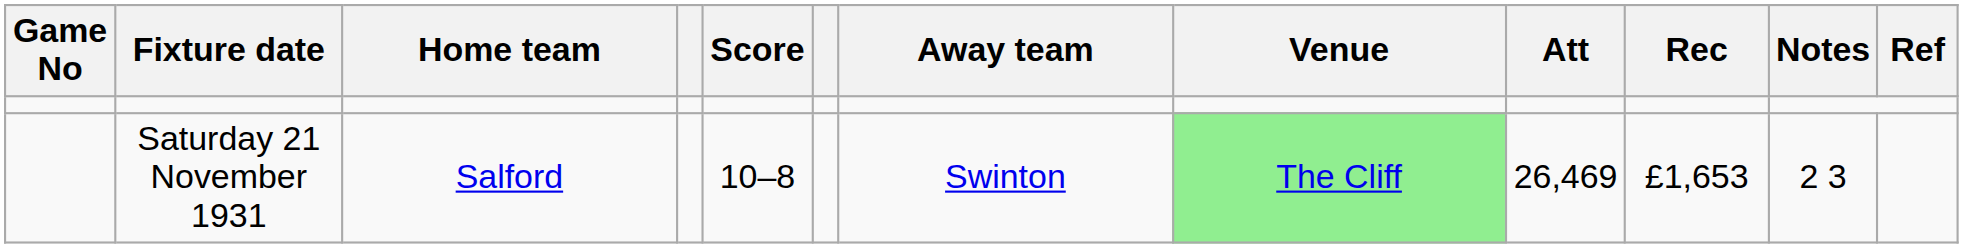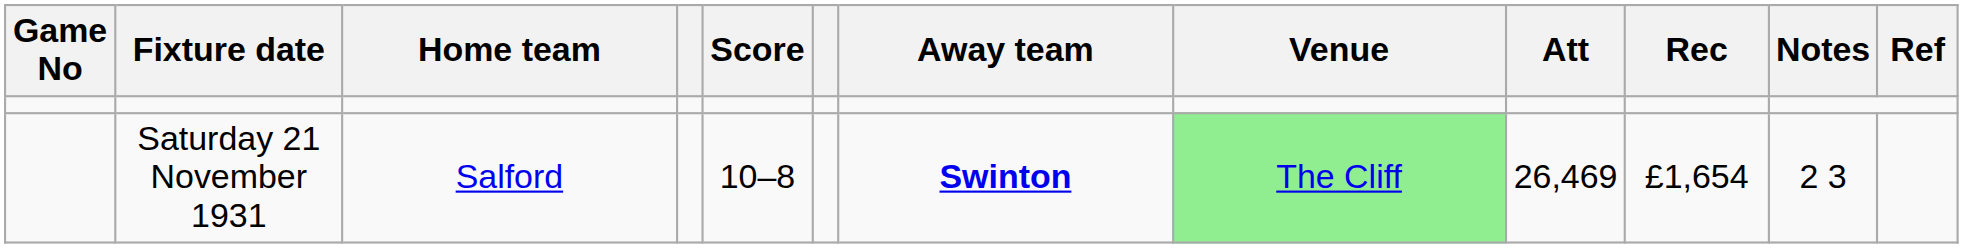(1005, 177) normal -> (1005, 177) bold
(1697, 177) £1,653 -> (1697, 177) £1,654
